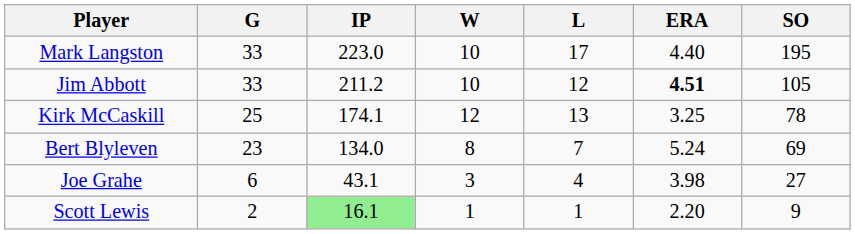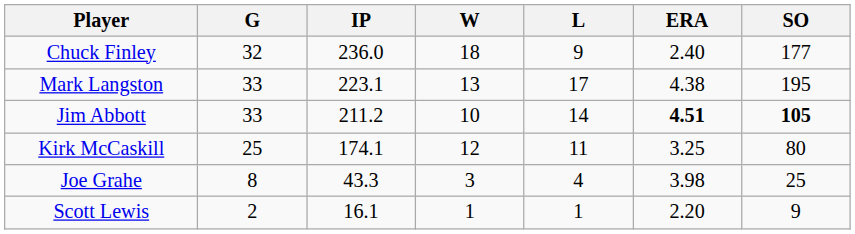+ row: (101, 52)
(361, 52) 223.0 -> (361, 84) 223.1
(470, 52) 10 -> (470, 84) 13
(687, 52) 4.40 -> (687, 84) 4.38
(578, 84) 12 -> (578, 116) 14
(796, 84) normal -> (796, 116) bold
(578, 116) 13 -> (578, 148) 11
(796, 116) 78 -> (796, 148) 80
- row: (101, 148)
(252, 180) 6 -> (252, 180) 8
(361, 180) 43.1 -> (361, 180) 43.3
(796, 180) 27 -> (796, 180) 25
(361, 212) lightgreen background -> (361, 212) no background
